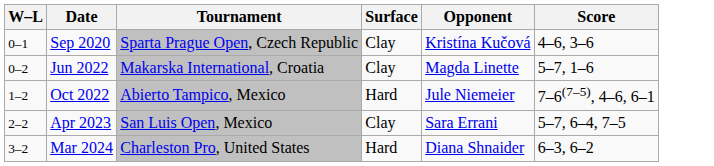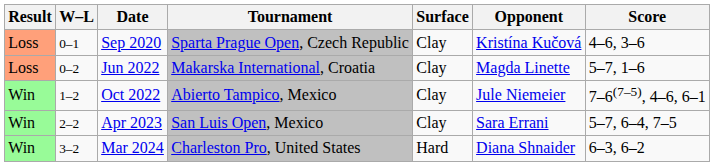+ column: (30, 17)
(381, 95) Hard -> (431, 95) Clay
